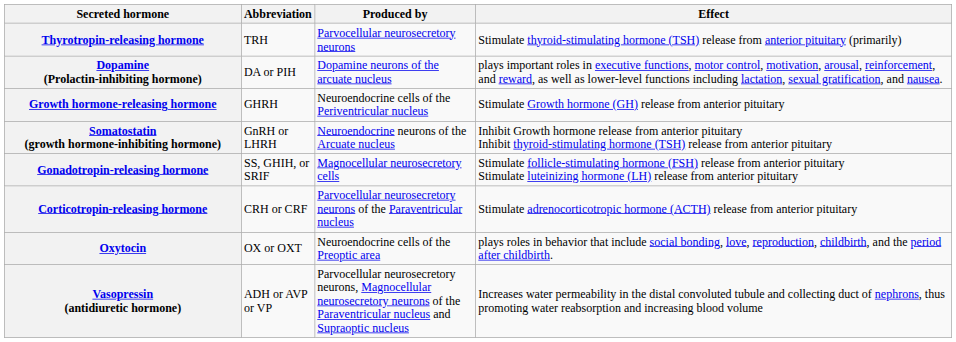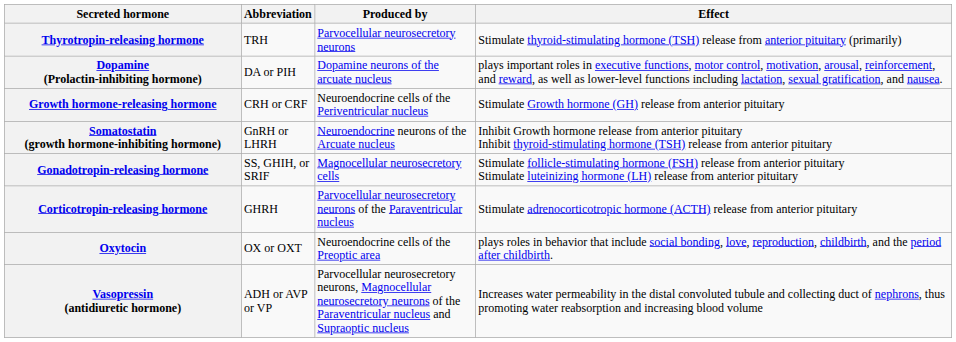(261, 104) GHRH -> (276, 104) CRH or CRF
(276, 209) CRH or CRF -> (261, 209) GHRH
